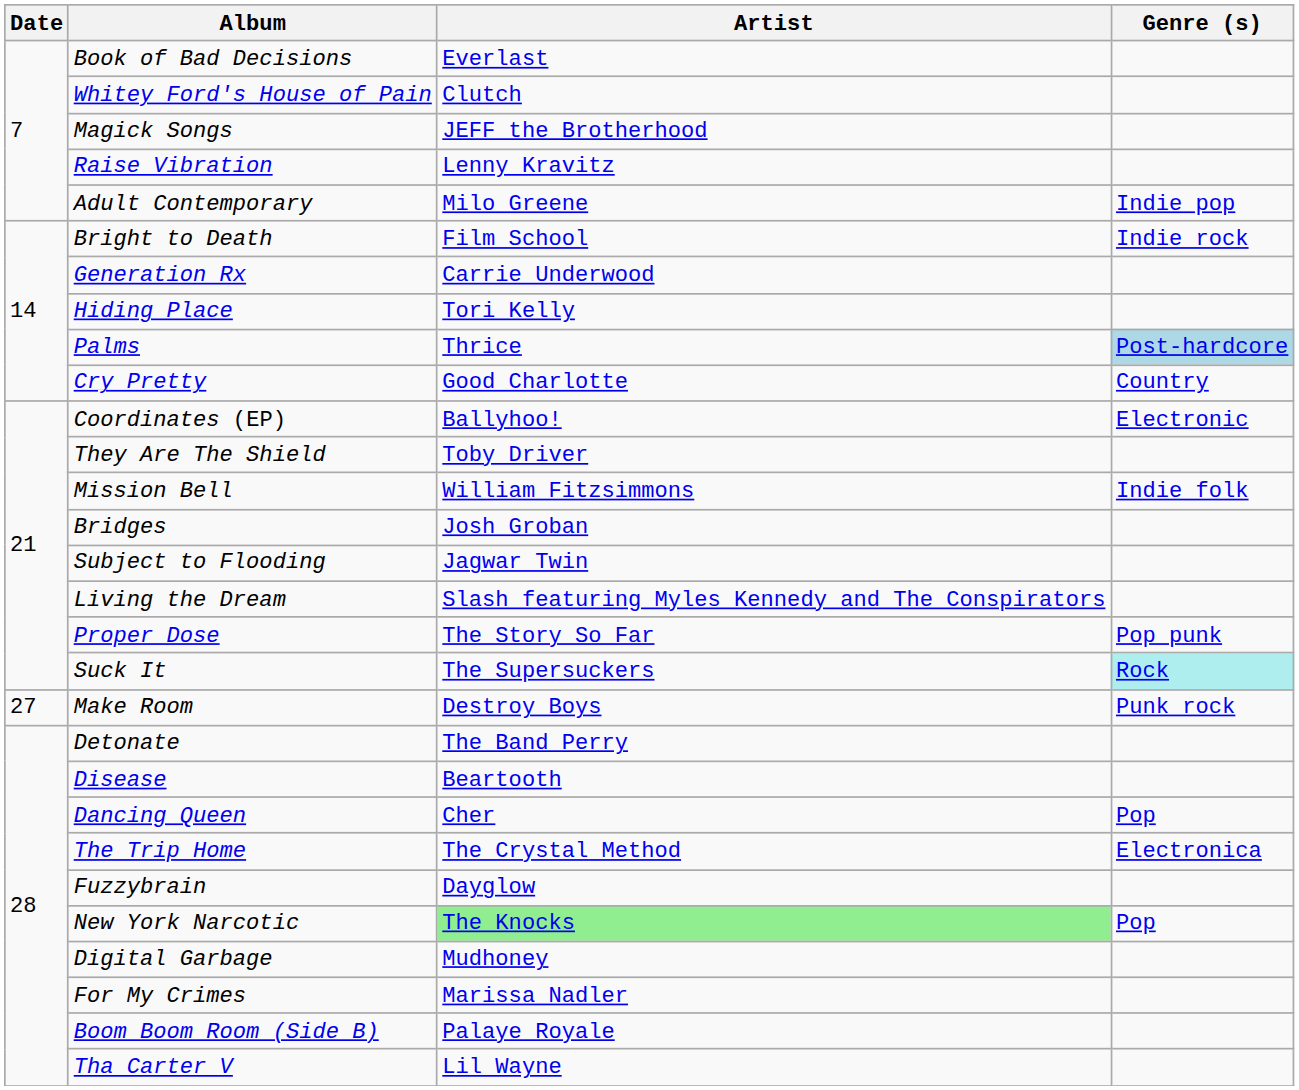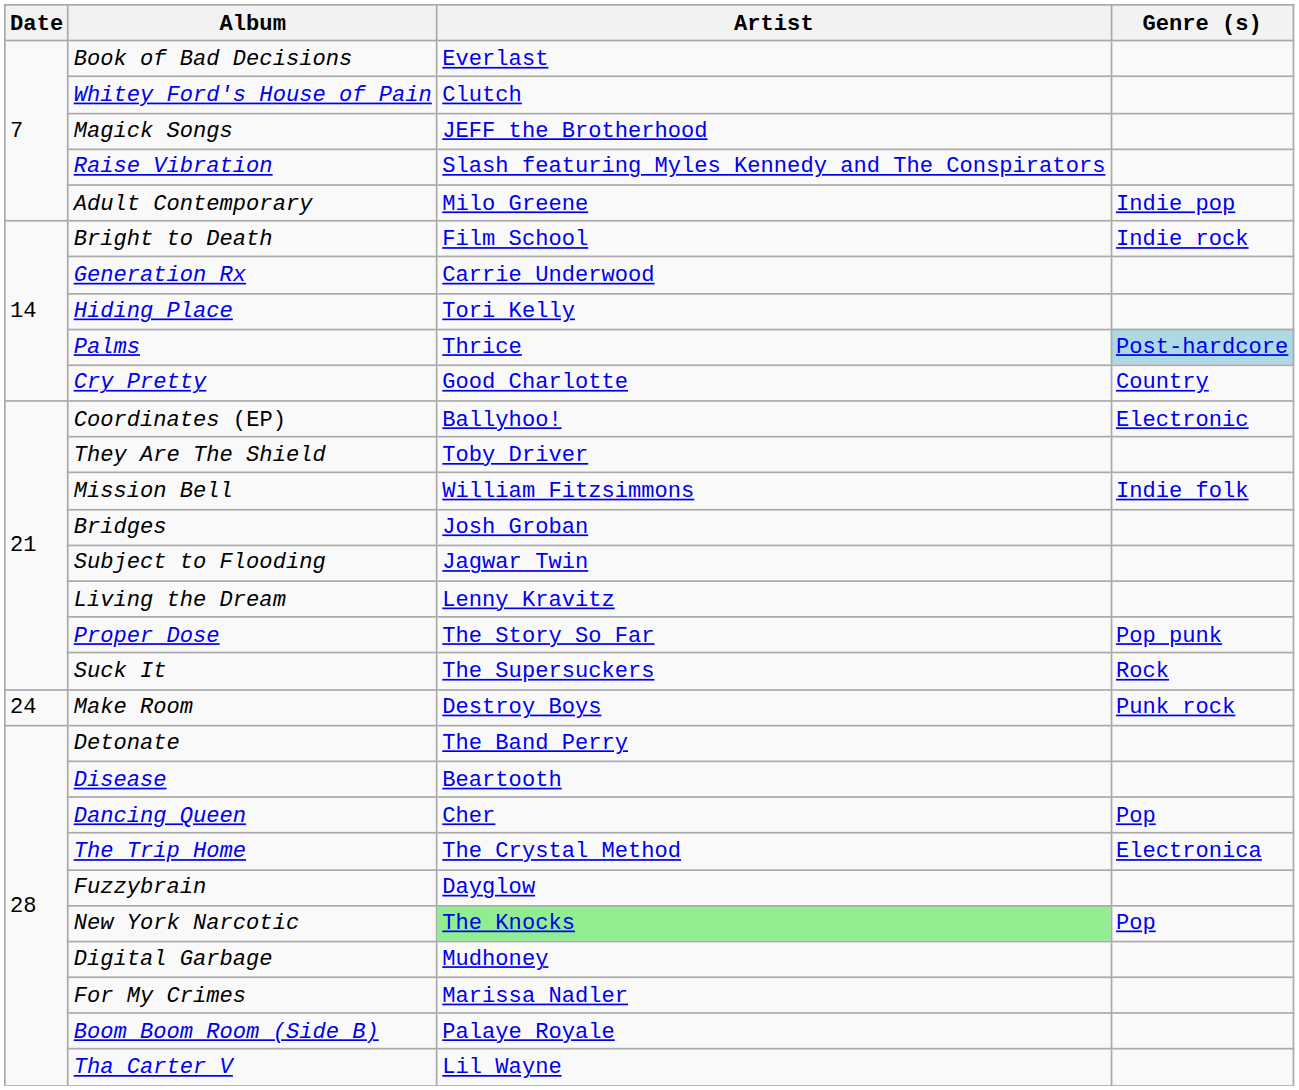(529, 167) Lenny Kravitz -> (774, 167) Slash featuring Myles Kennedy and The Conspirators
(774, 599) Slash featuring Myles Kennedy and The Conspirators -> (529, 599) Lenny Kravitz
(1142, 671) paleturquoise background -> (1142, 671) no background
(23, 707) 27 -> (23, 707) 24
